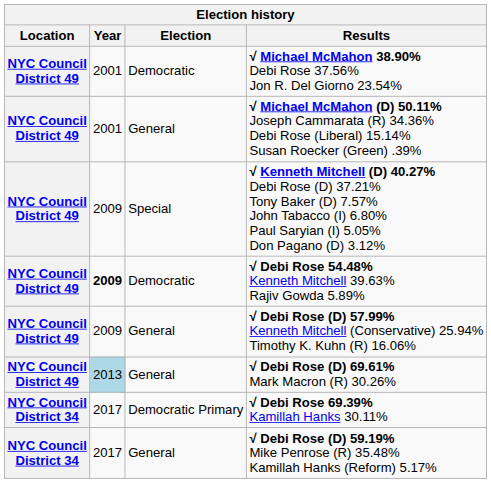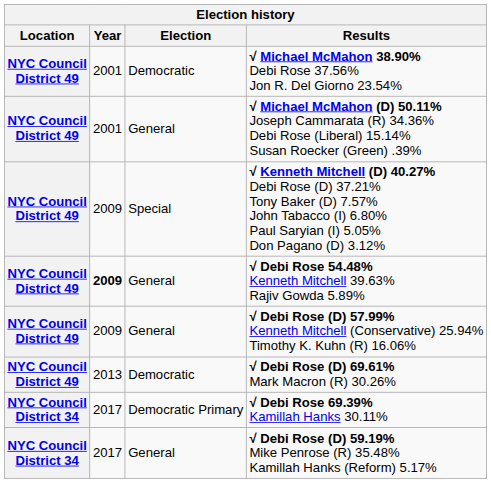(161, 281) Democratic -> (152, 281) General
(108, 374) lightblue background -> (108, 374) no background
(152, 374) General -> (161, 374) Democratic
